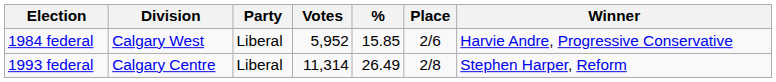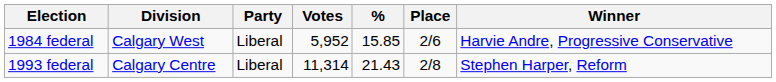(381, 65) 26.49 -> (381, 65) 21.43
